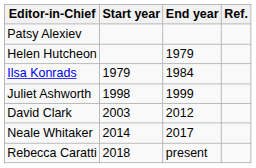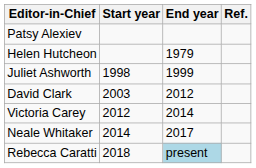- row: (42, 73)
+ row: (46, 113)
(187, 152) no background -> (187, 152) lightblue background
